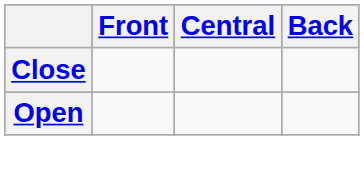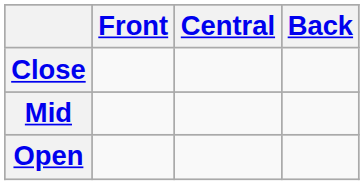+ row: (48, 112)
